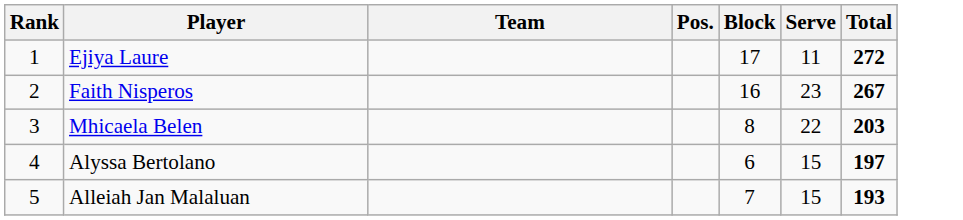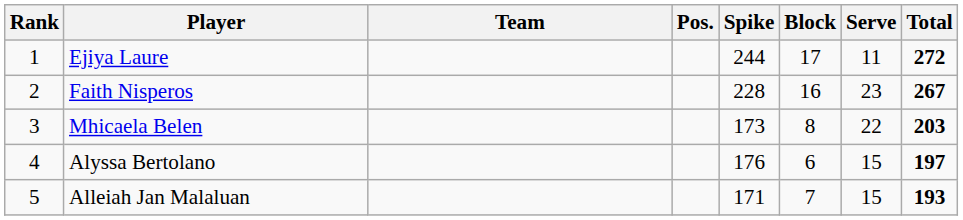+ column: (749, 22)
